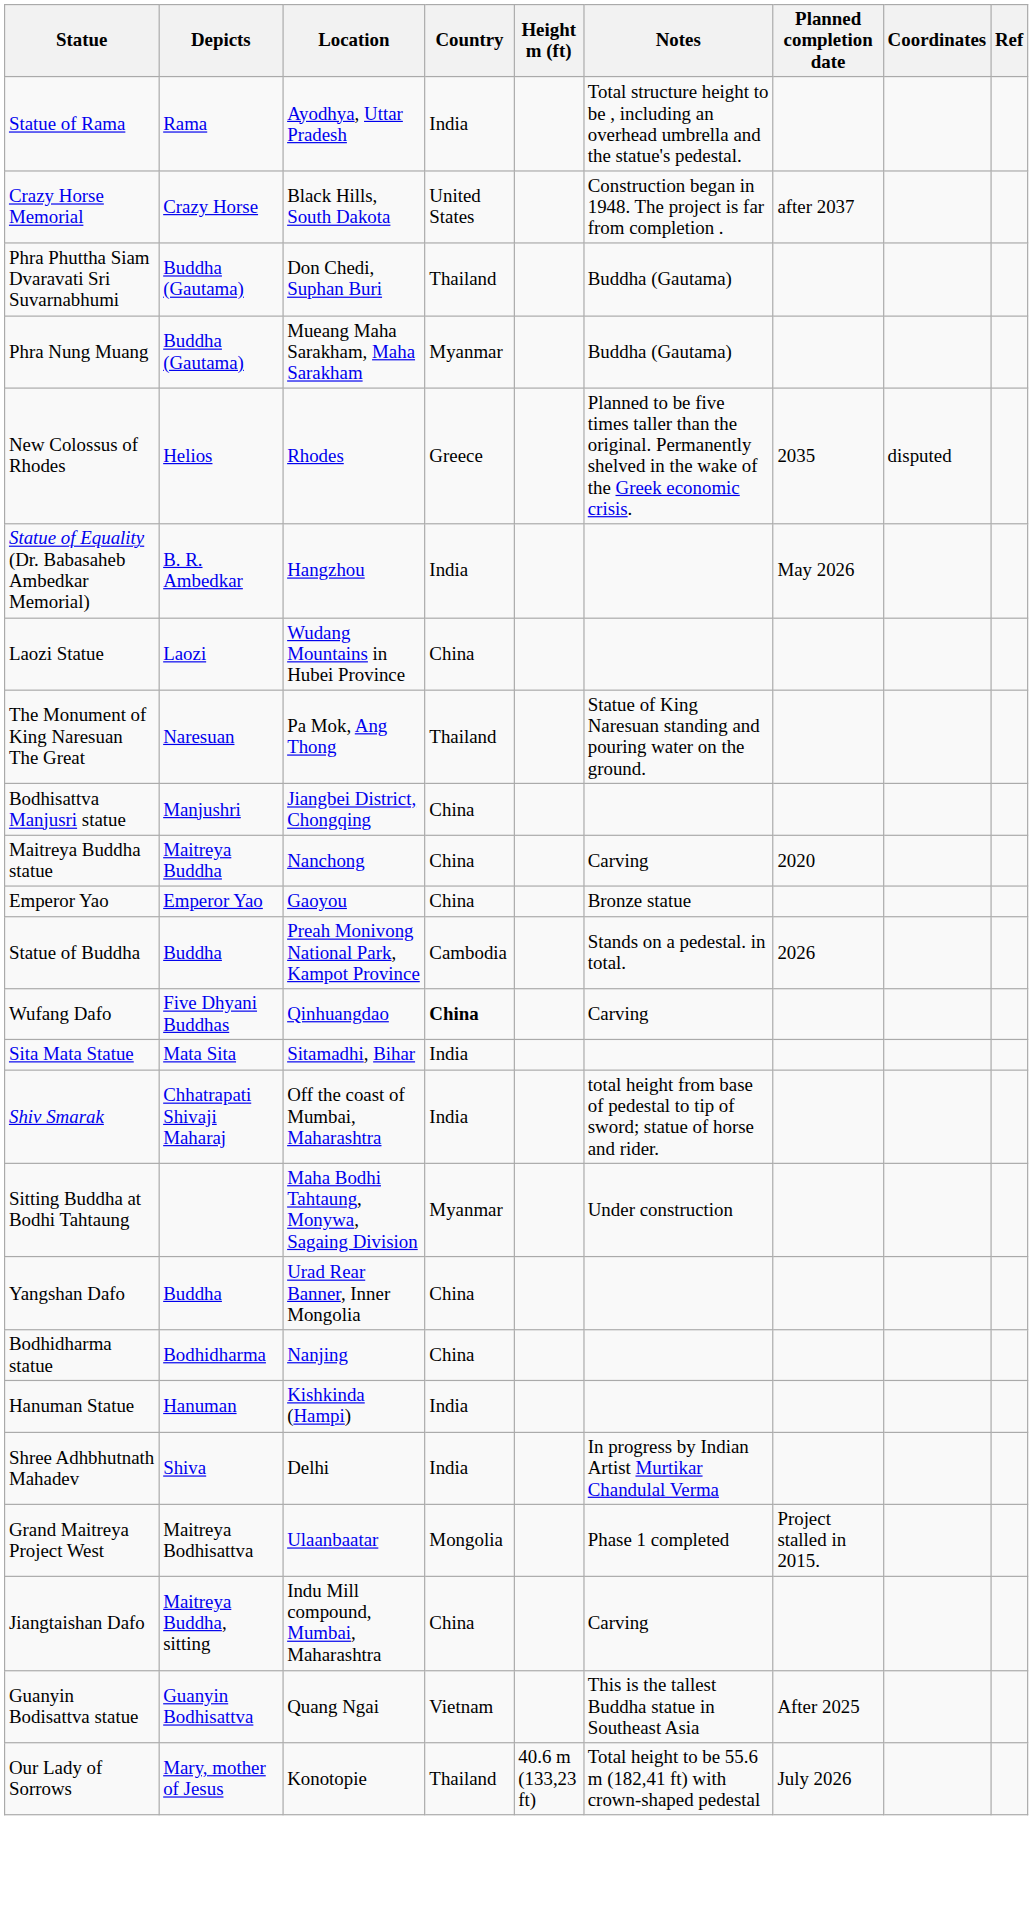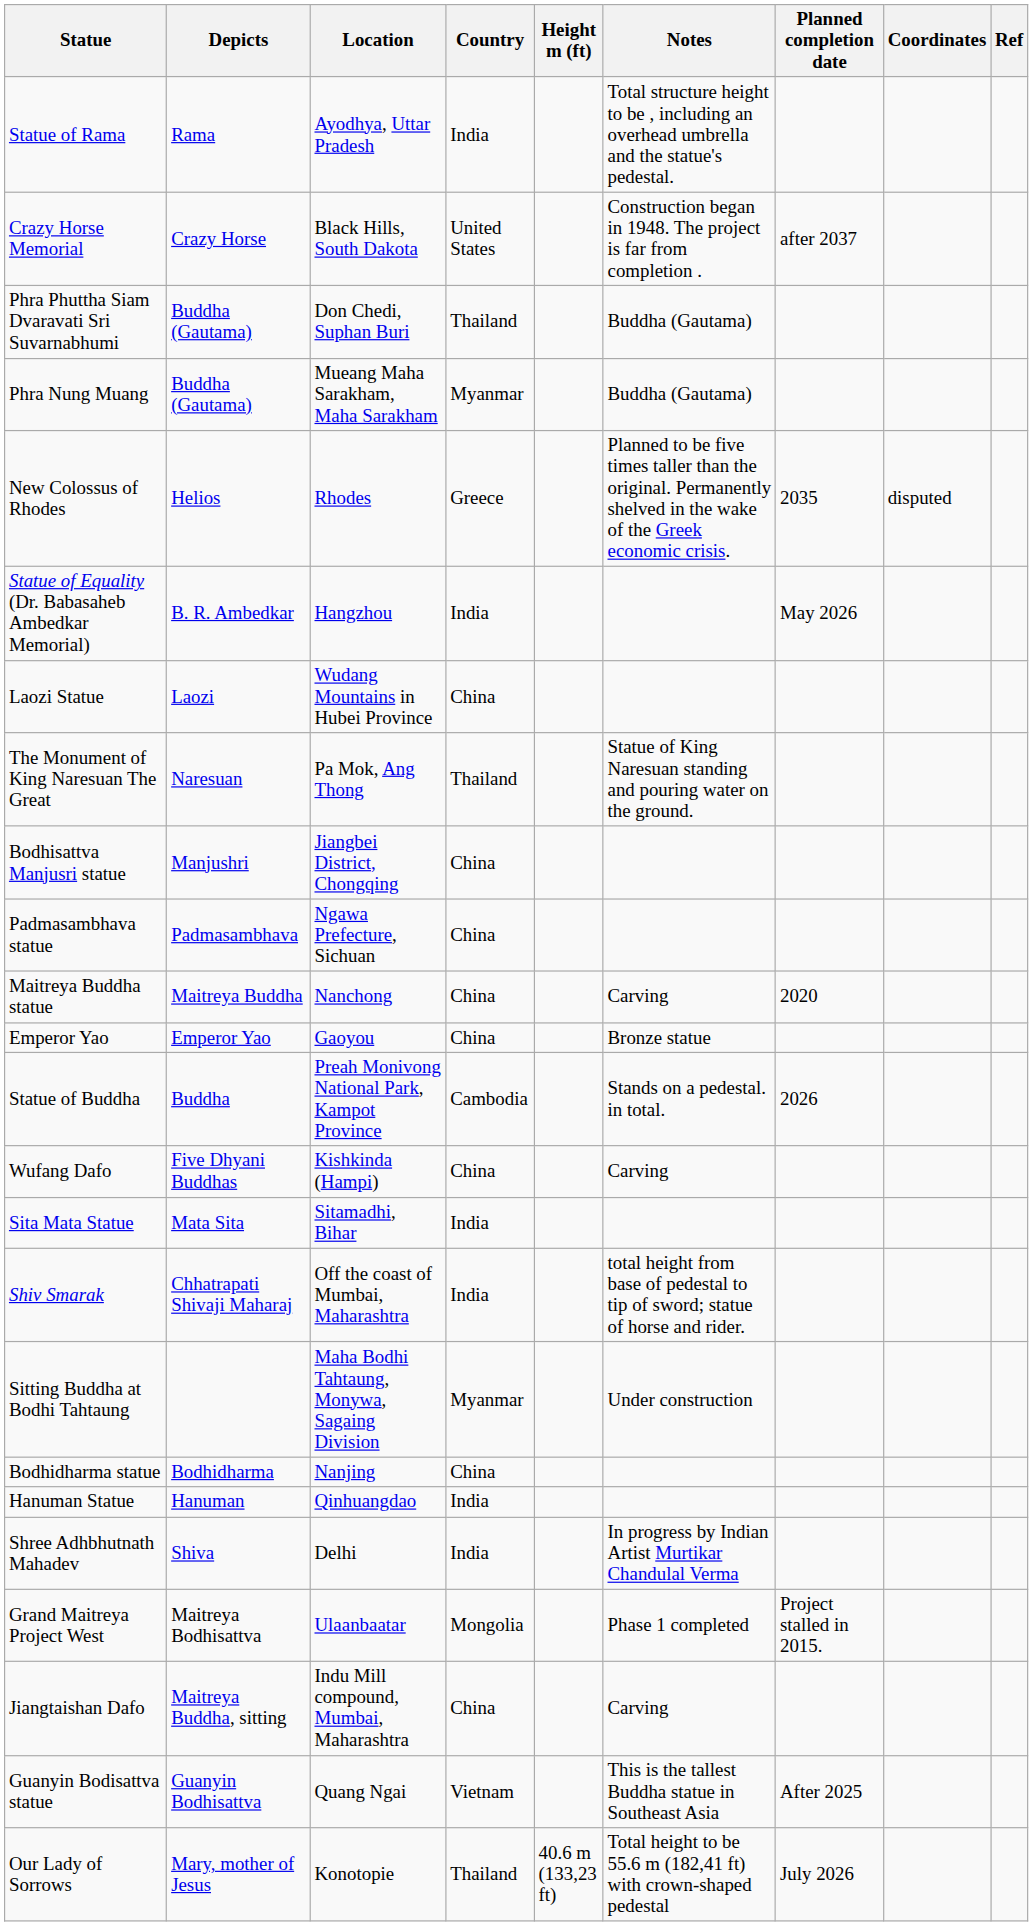+ row: (72, 934)
(338, 1014) Qinhuangdao -> (353, 1171) Kishkinda (Hampi)
(454, 1014) bold -> (473, 1171) normal
- row: (67, 1293)
(326, 1406) Kishkinda (Hampi) -> (365, 1501) Qinhuangdao
